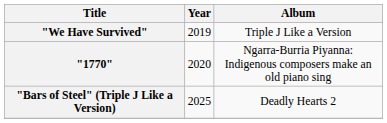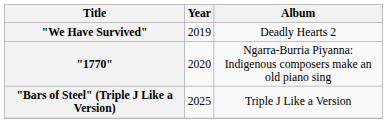(298, 32) Triple J Like a Version -> (298, 32) Deadly Hearts 2
(298, 102) Deadly Hearts 2 -> (298, 102) Triple J Like a Version
